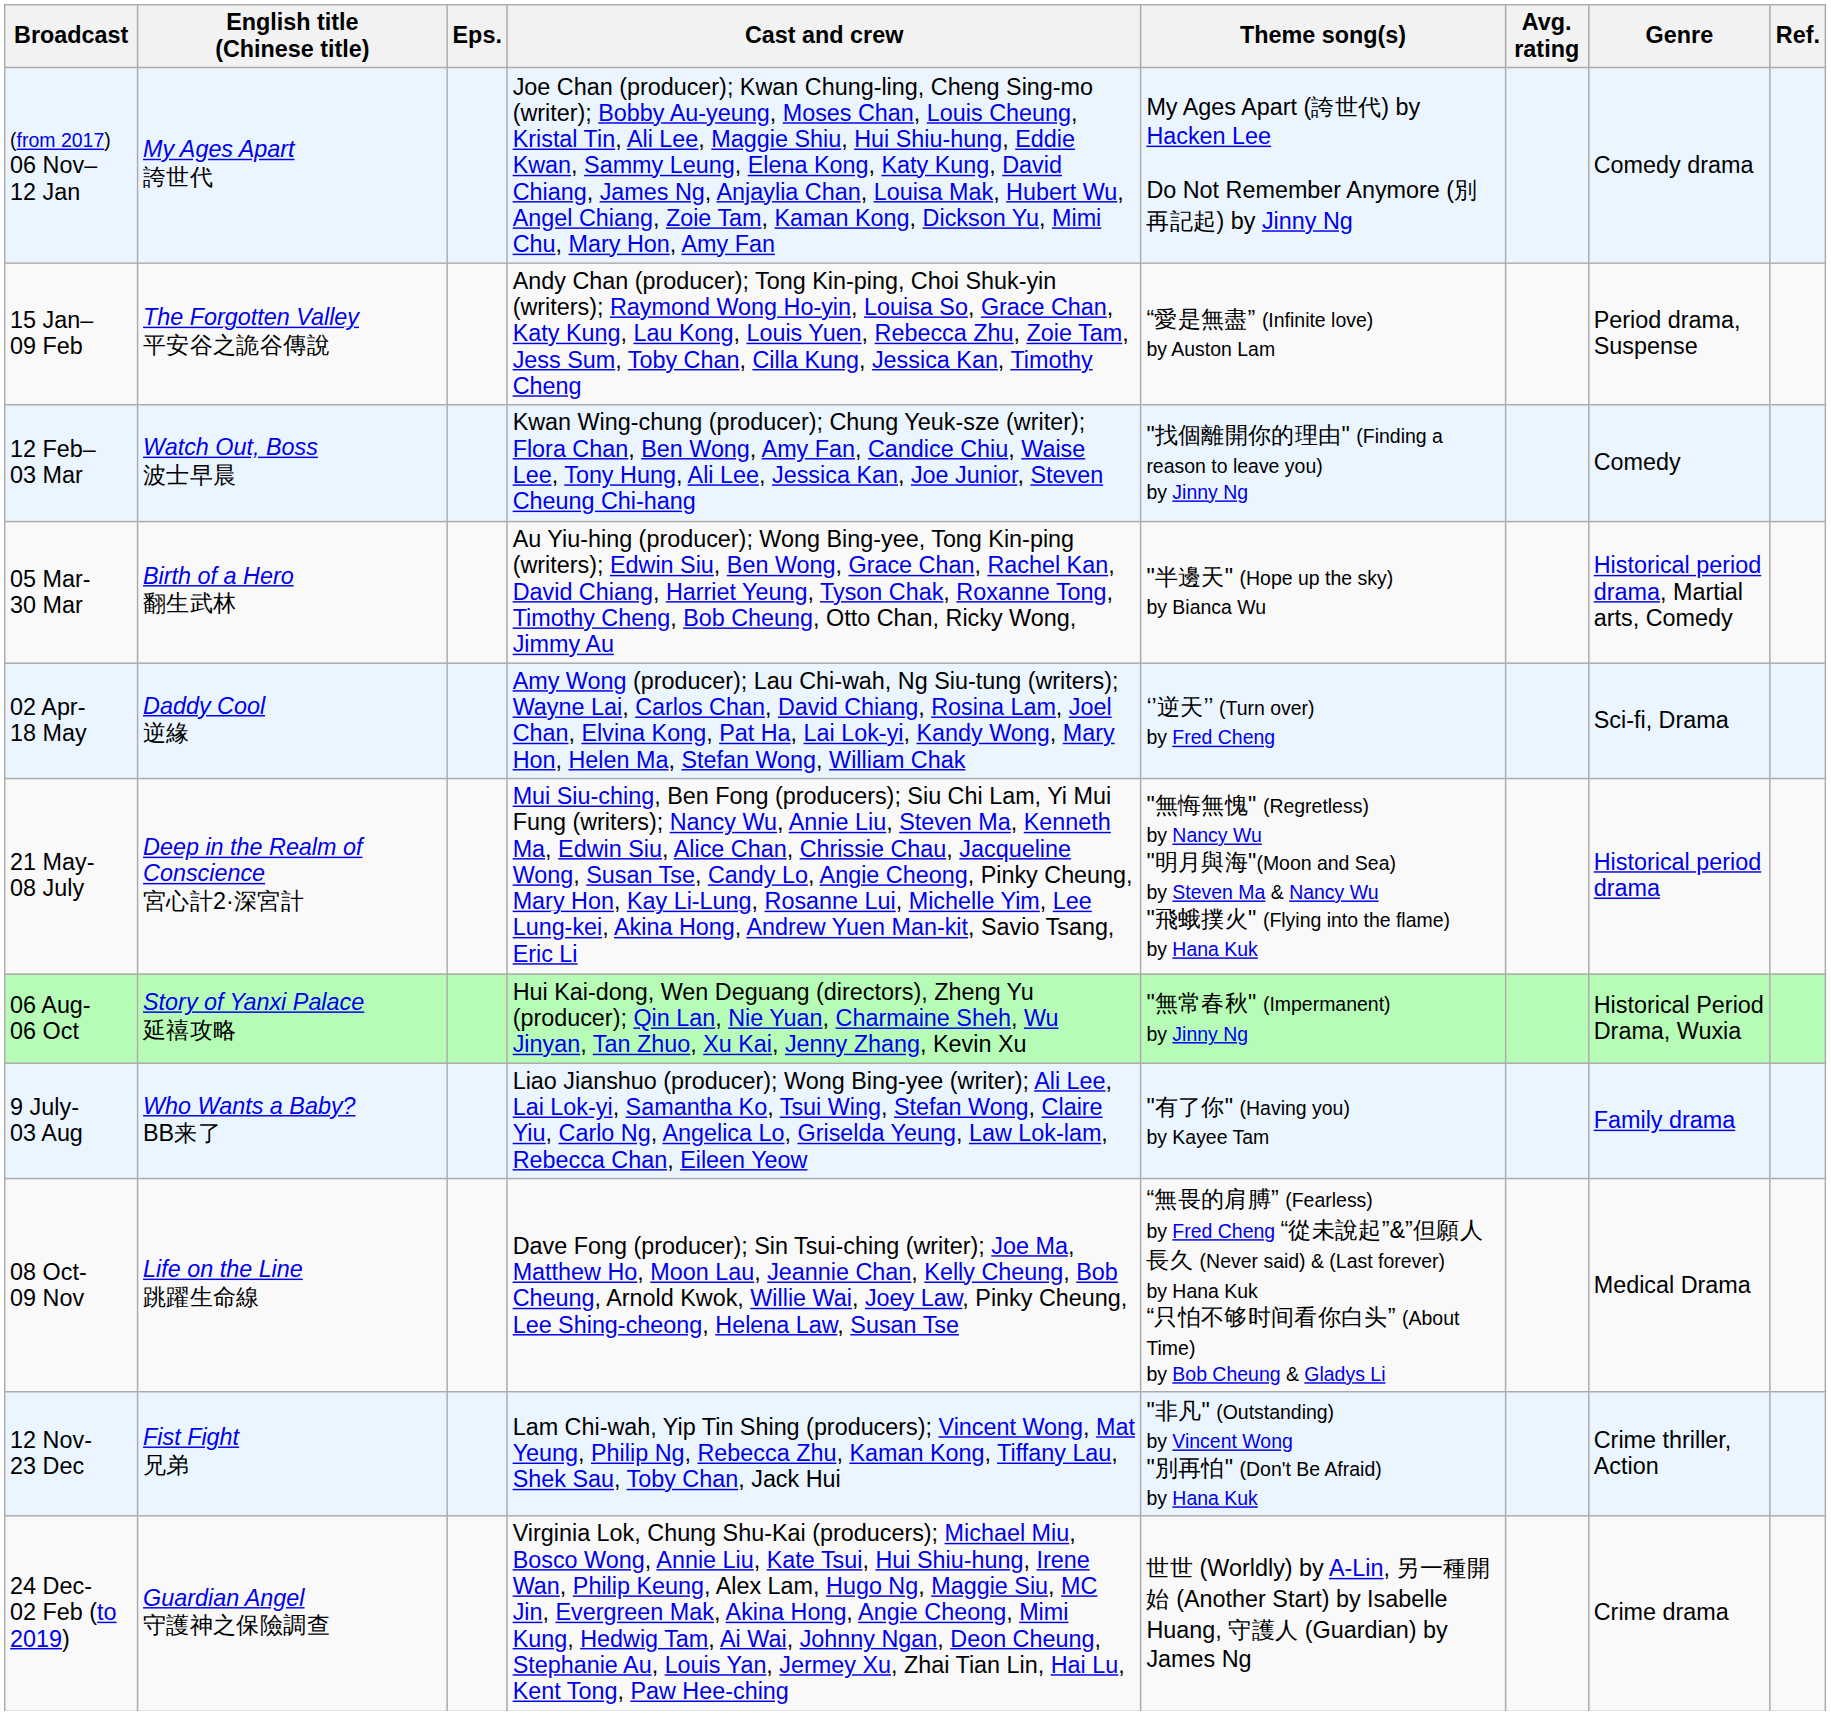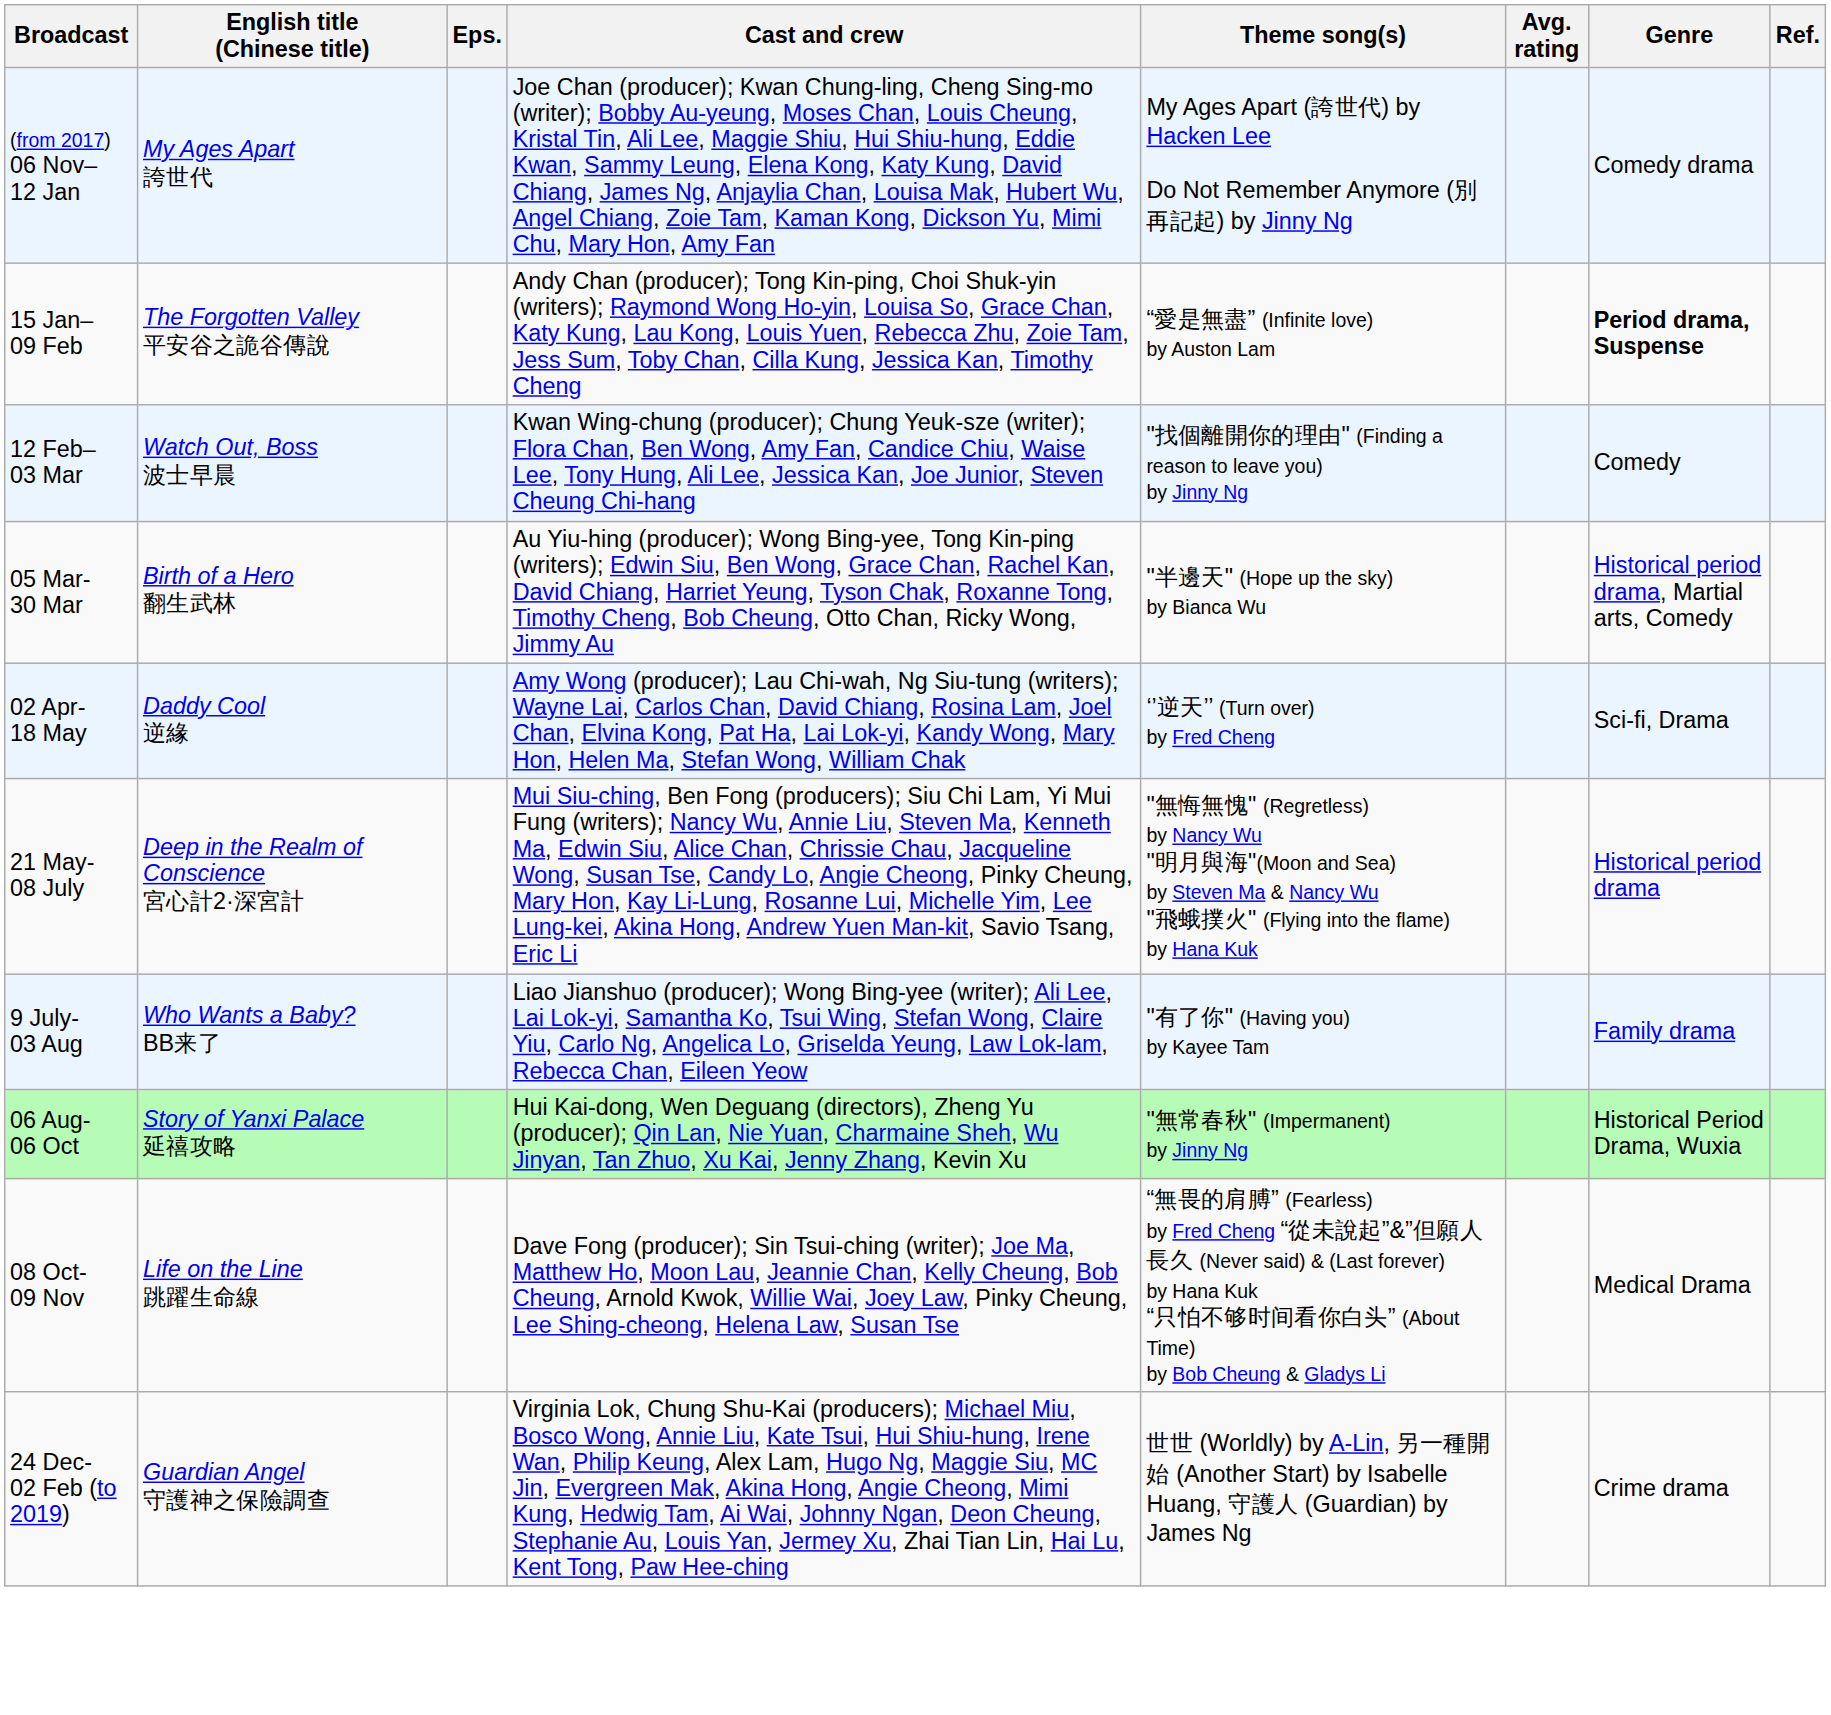(1667, 333) normal -> (1672, 333) bold
rows swapped: (46, 1120) <-> (50, 1018)
- row: (51, 1453)
